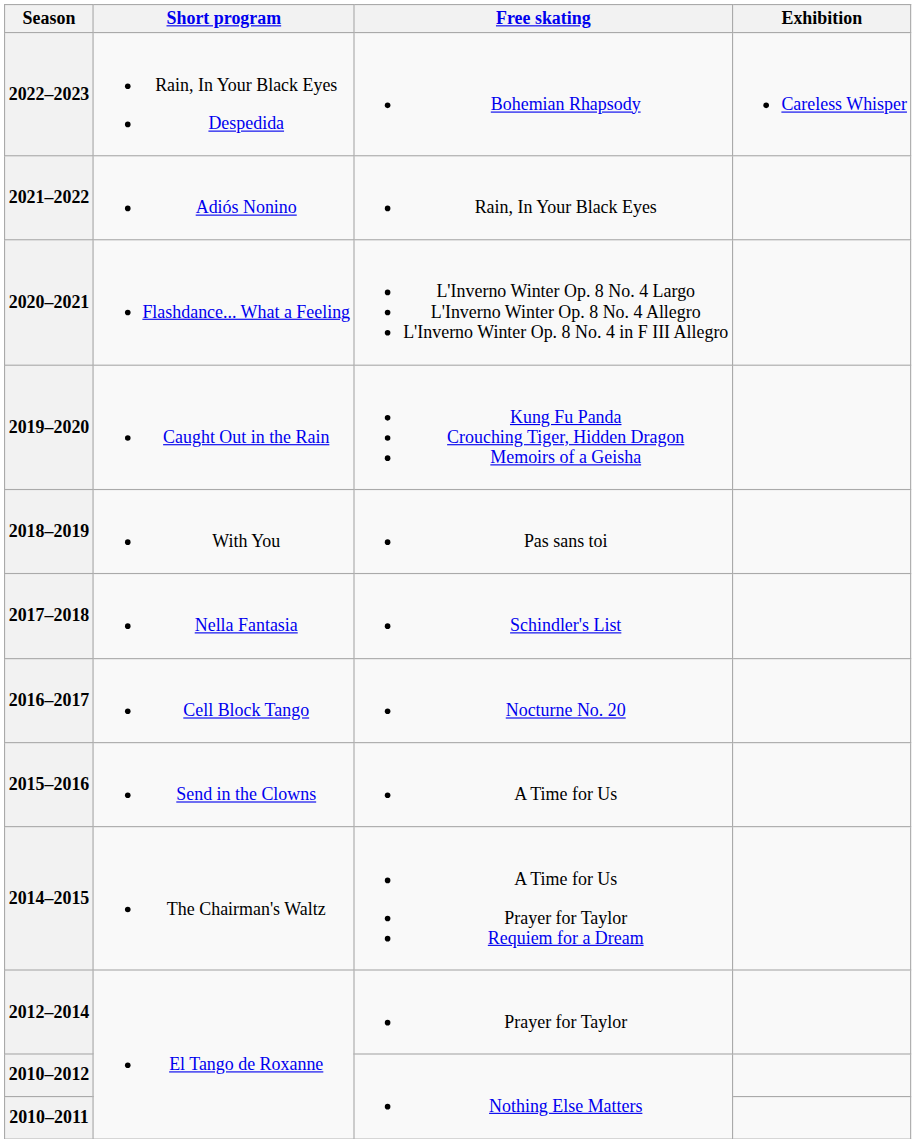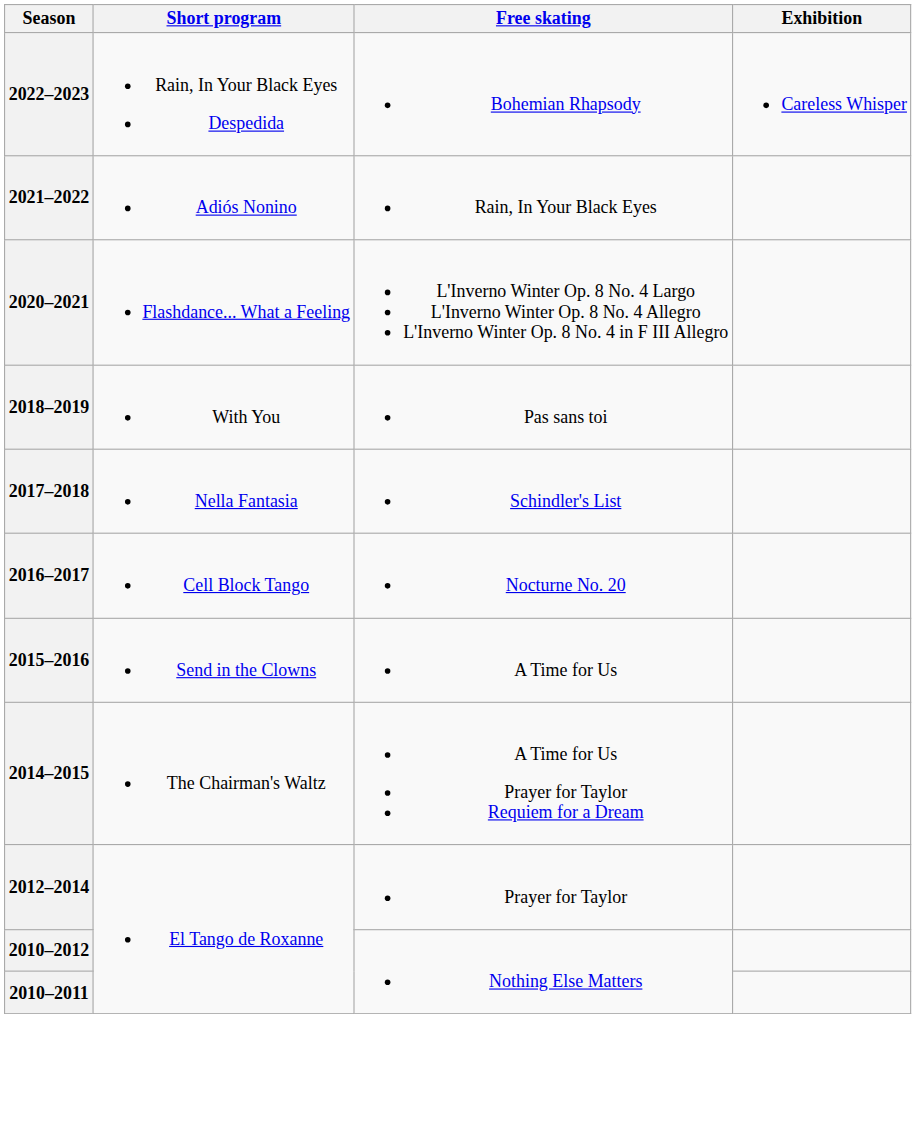- row: (49, 426)
